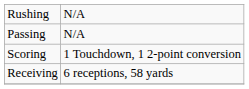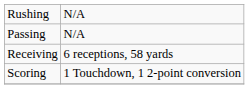rows swapped: (33, 73) <-> (27, 53)
